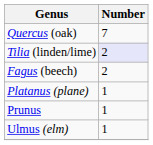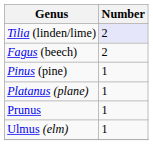- row: (42, 33)
+ row: (37, 71)
